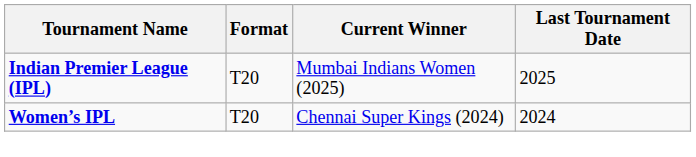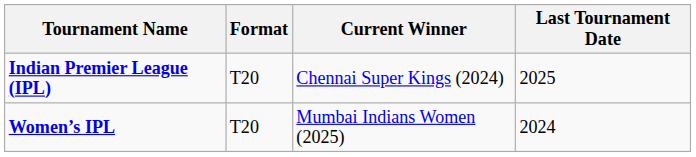(386, 78) Mumbai Indians Women (2025) -> (400, 78) Chennai Super Kings (2024)
(400, 116) Chennai Super Kings (2024) -> (386, 127) Mumbai Indians Women (2025)
